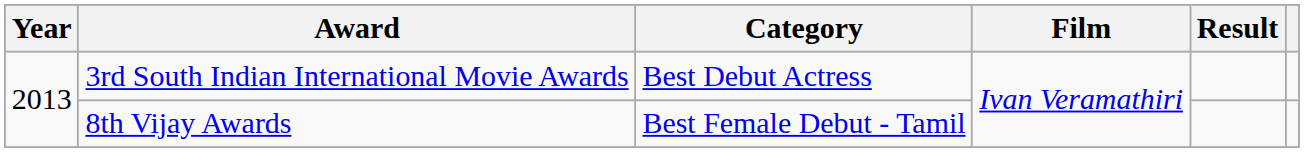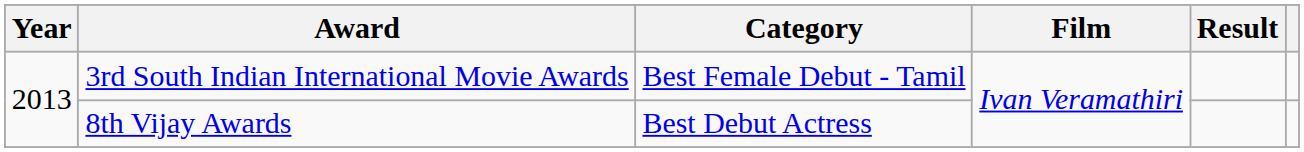(757, 75) Best Debut Actress -> (804, 75) Best Female Debut - Tamil
(804, 123) Best Female Debut - Tamil -> (757, 123) Best Debut Actress
